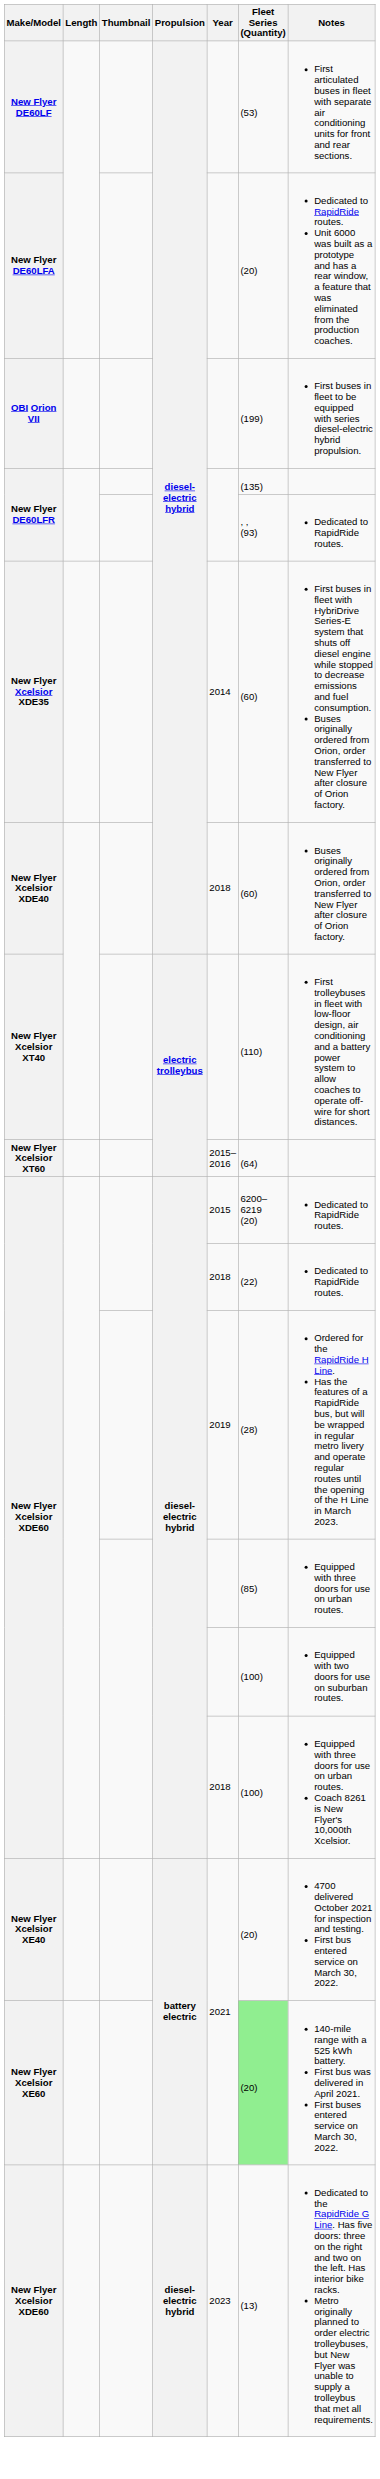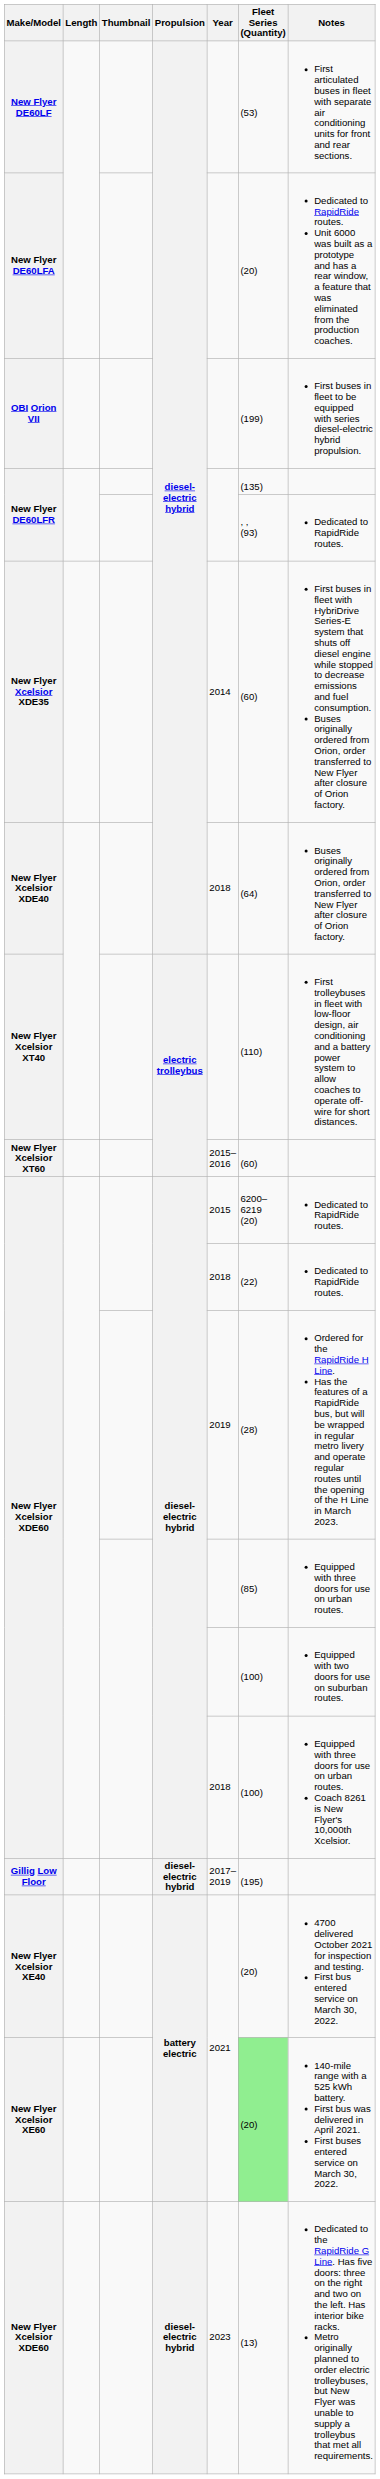(249, 893) (60) -> (249, 893) (64)
(249, 1163) (64) -> (249, 1163) (60)
+ row: (34, 1876)
